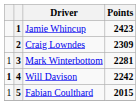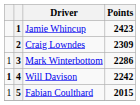(124, 60) 2281 -> (124, 60) 2286
